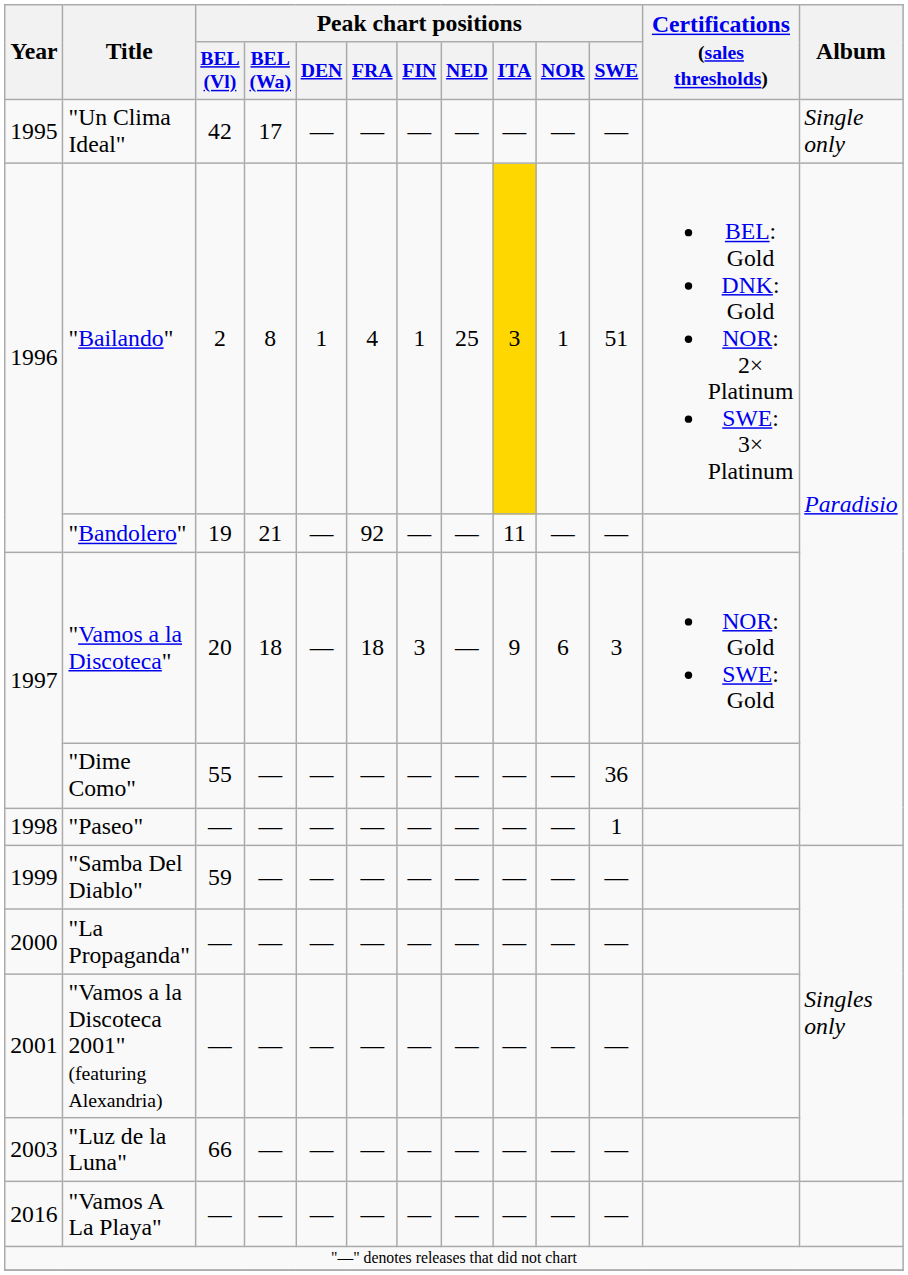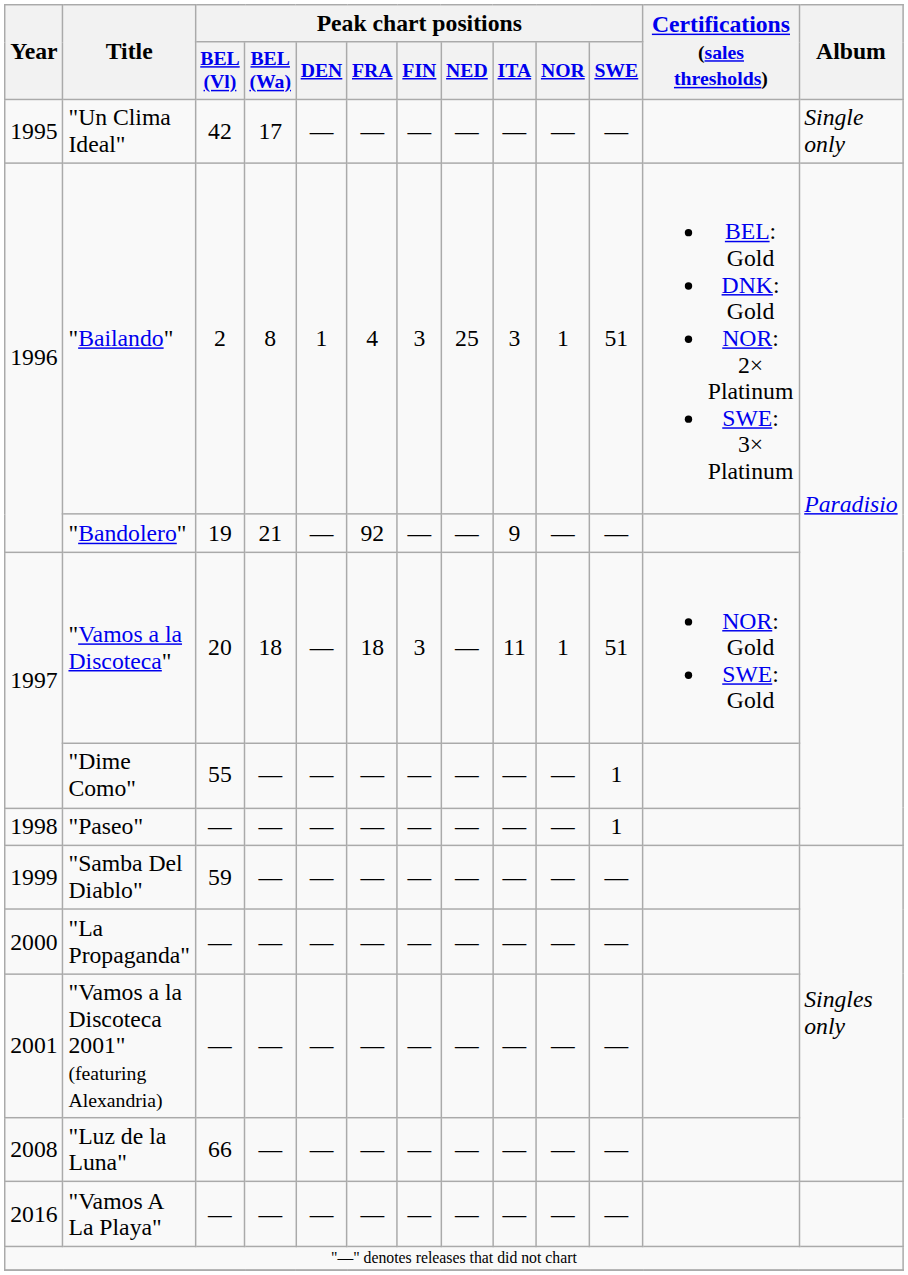(419, 338) 1 -> (419, 338) 3
(514, 338) gold background -> (514, 338) no background
(514, 533) 11 -> (514, 533) 9
(514, 647) 9 -> (514, 647) 11
(563, 647) 6 -> (563, 647) 1
(616, 647) 3 -> (616, 647) 51
(616, 775) 36 -> (616, 775) 1
(34, 1149) 2003 -> (34, 1149) 2008
